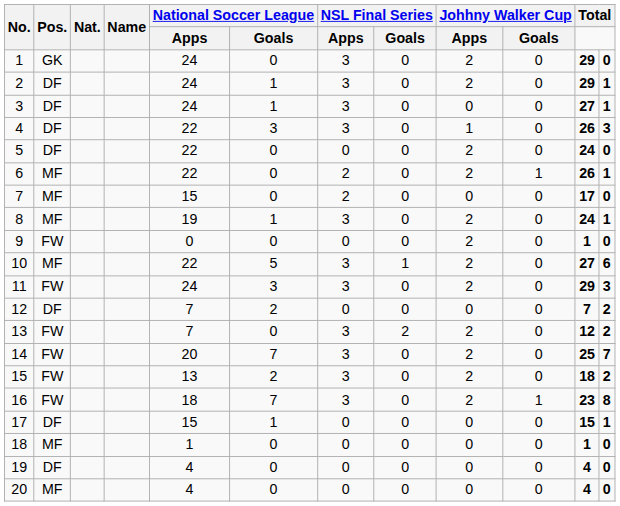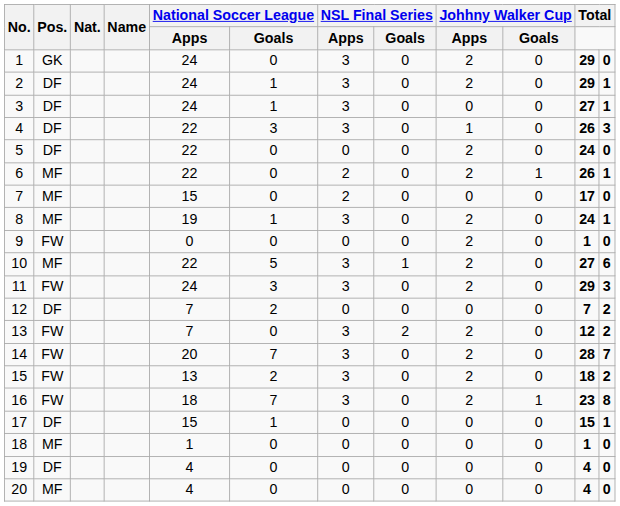(587, 354) 25 -> (587, 354) 28
